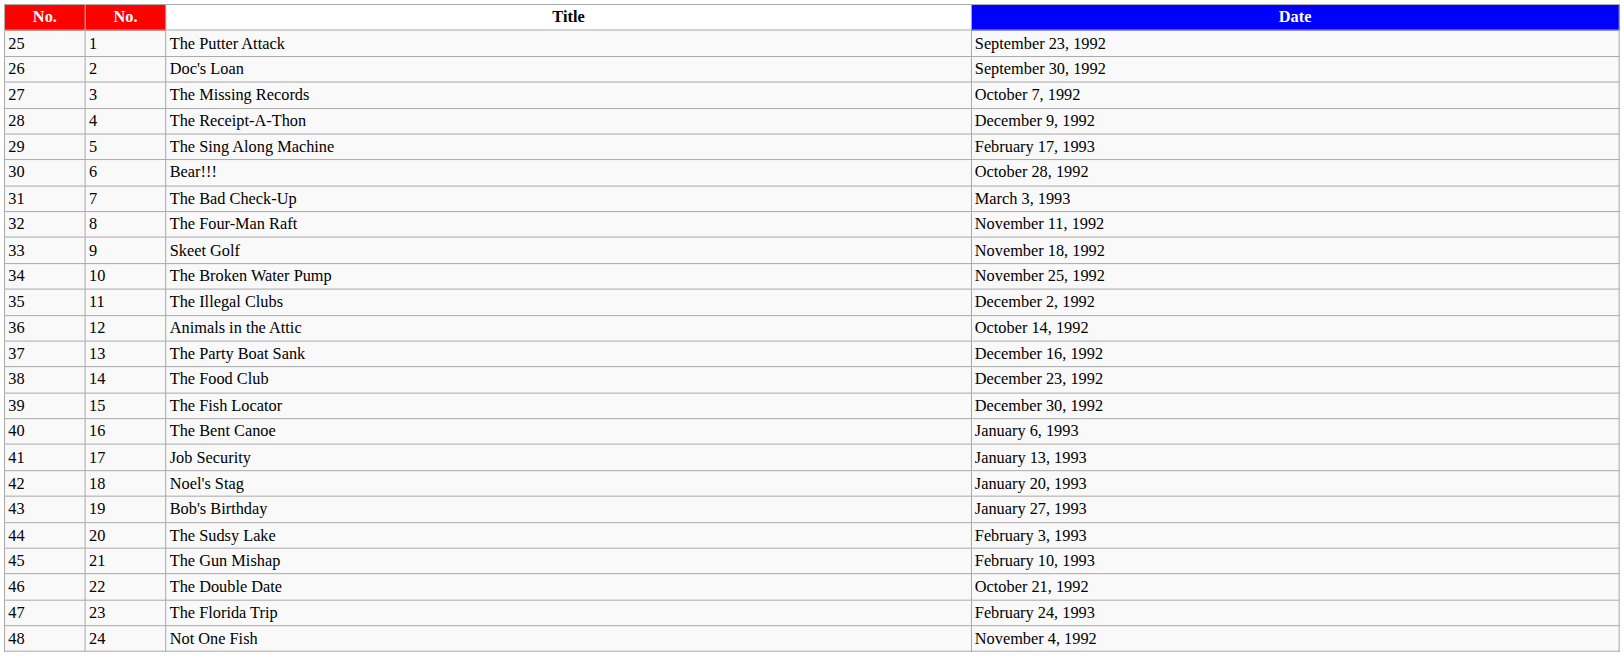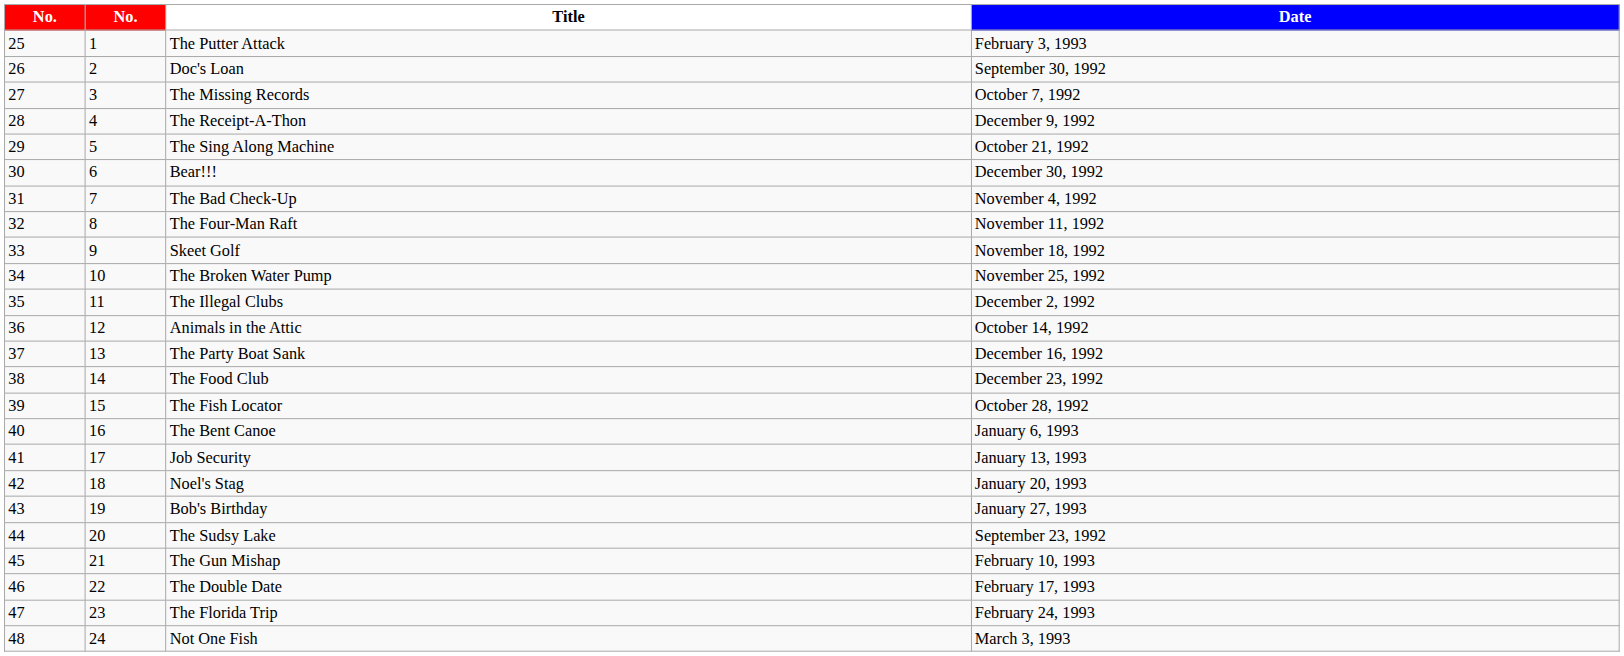(1040, 43) September 23, 1992 -> (1031, 43) February 3, 1993
(1035, 146) February 17, 1993 -> (1032, 146) October 21, 1992
(1032, 172) October 28, 1992 -> (1039, 172) December 30, 1992
(1023, 198) March 3, 1993 -> (1036, 198) November 4, 1992
(1039, 405) December 30, 1992 -> (1032, 405) October 28, 1992
(1031, 535) February 3, 1993 -> (1040, 535) September 23, 1992
(1032, 586) October 21, 1992 -> (1035, 586) February 17, 1993
(1036, 638) November 4, 1992 -> (1023, 638) March 3, 1993
